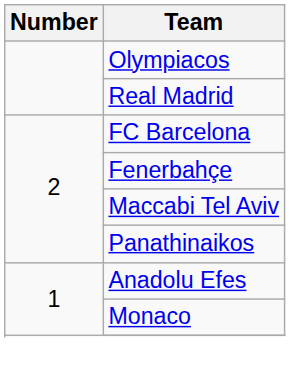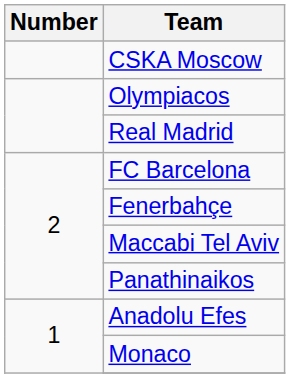+ row: (185, 59)
